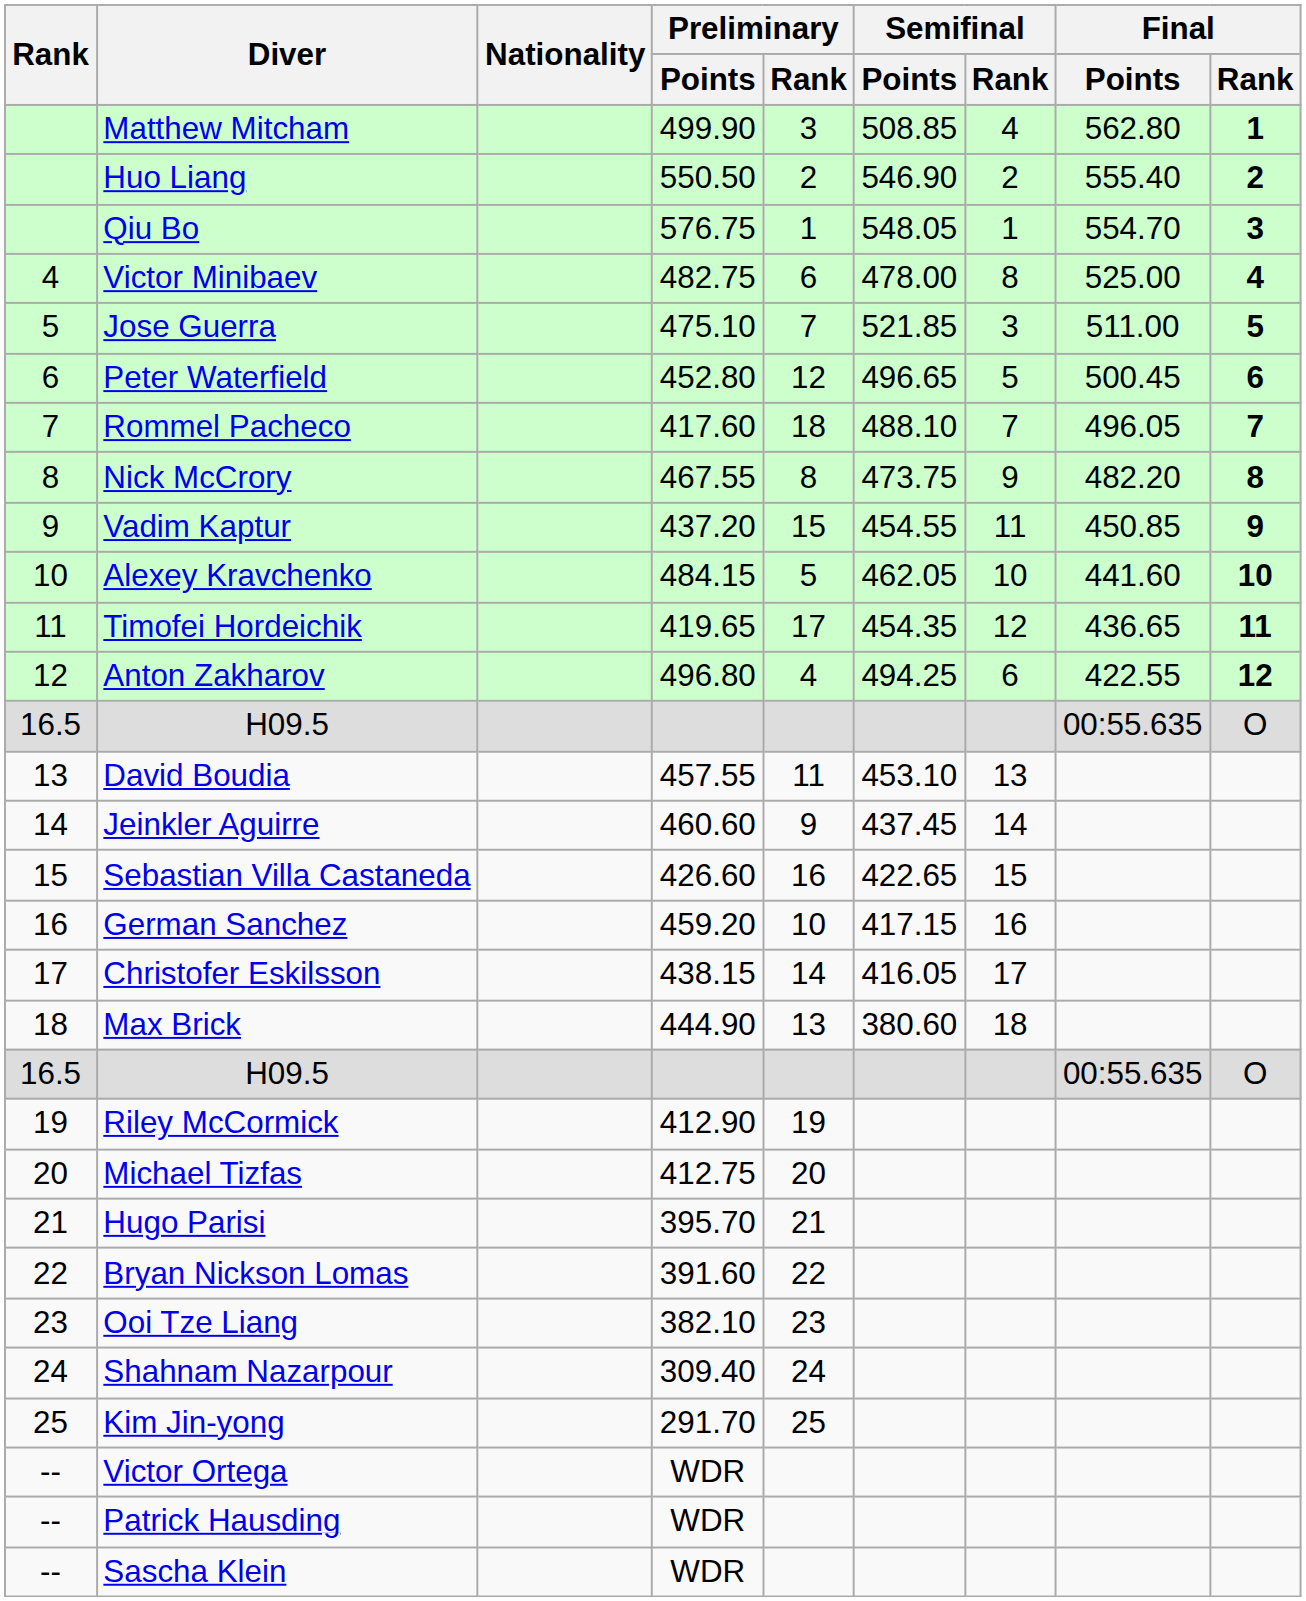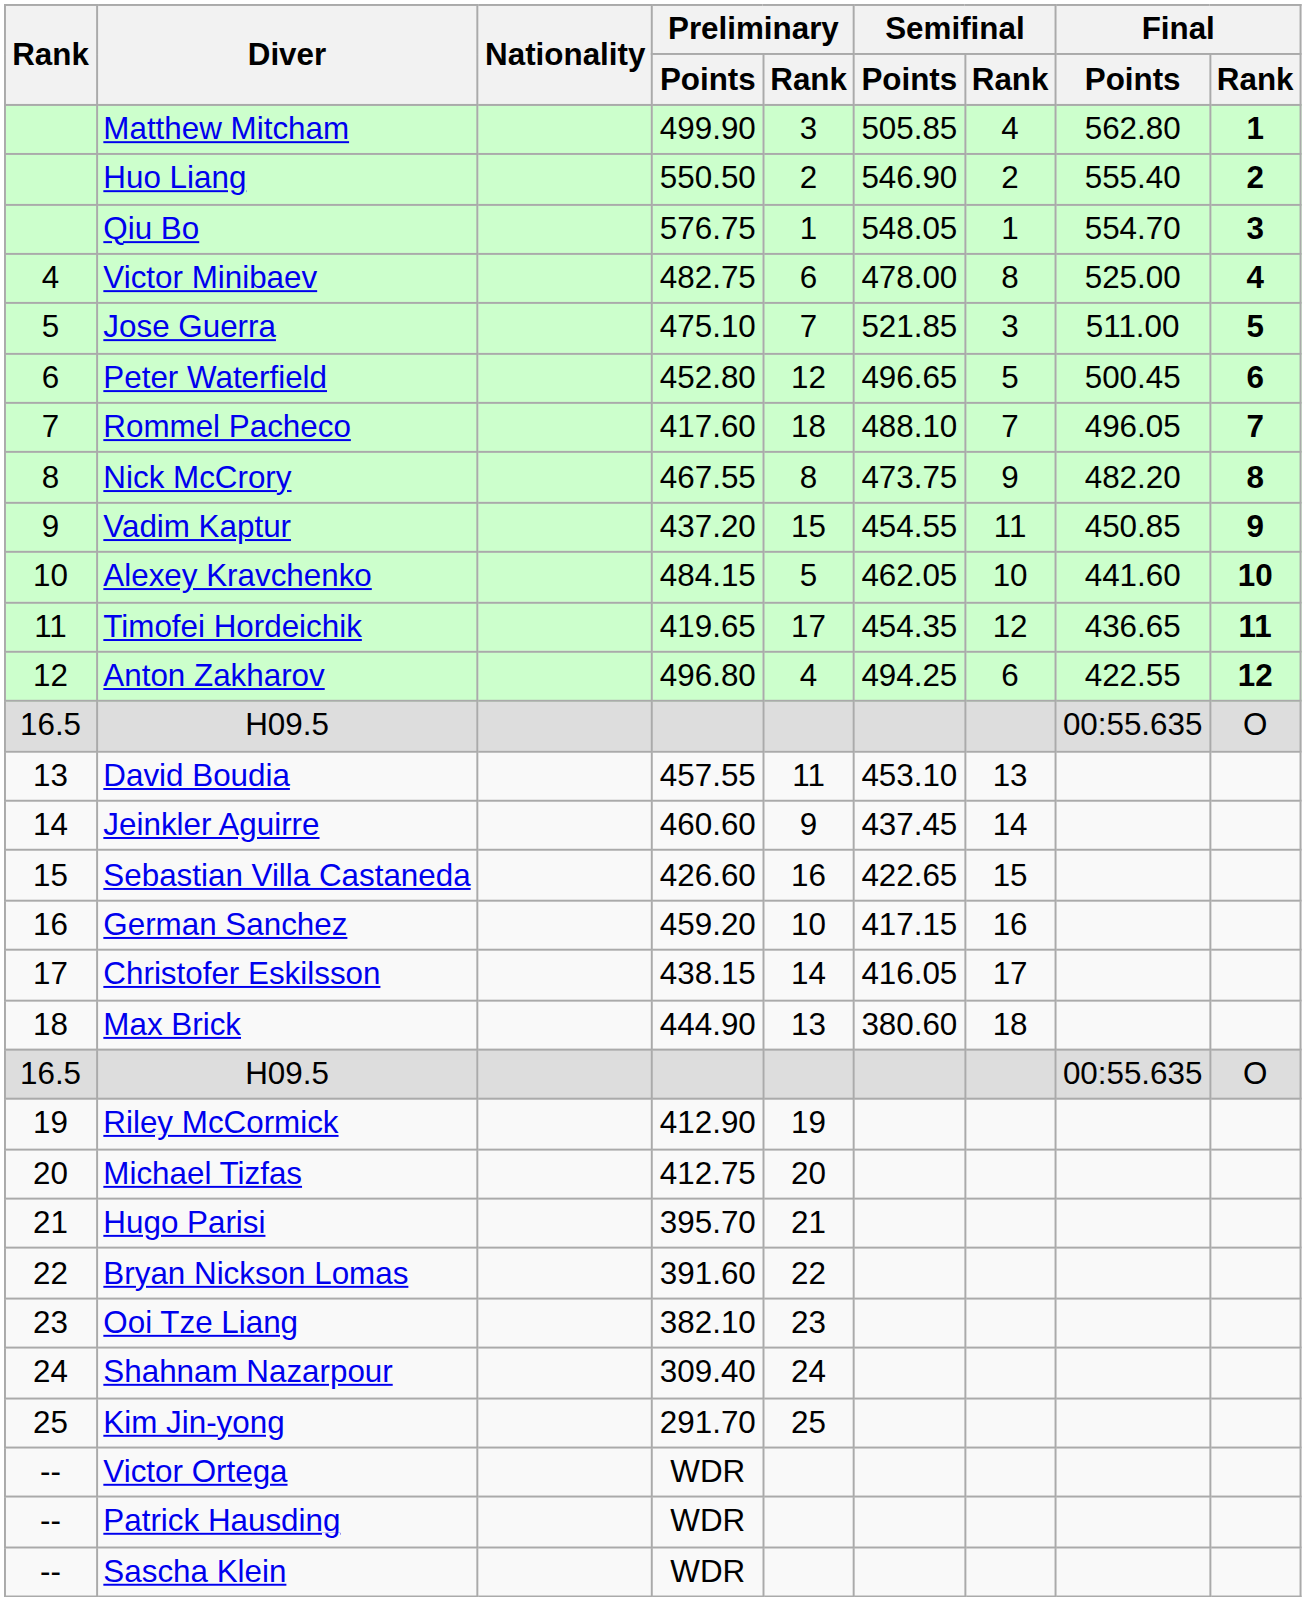(909, 128) 508.85 -> (909, 128) 505.85
